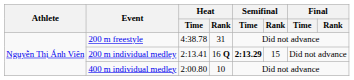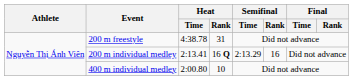(248, 54) bold -> (248, 54) normal
(275, 54) 15 -> (275, 54) 16
